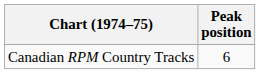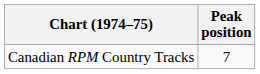(226, 56) 6 -> (226, 56) 7
